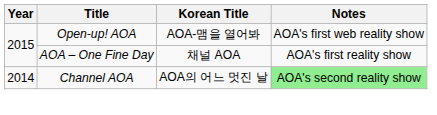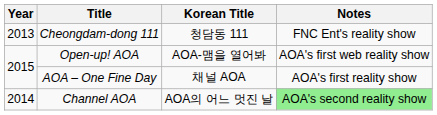+ row: (99, 34)
